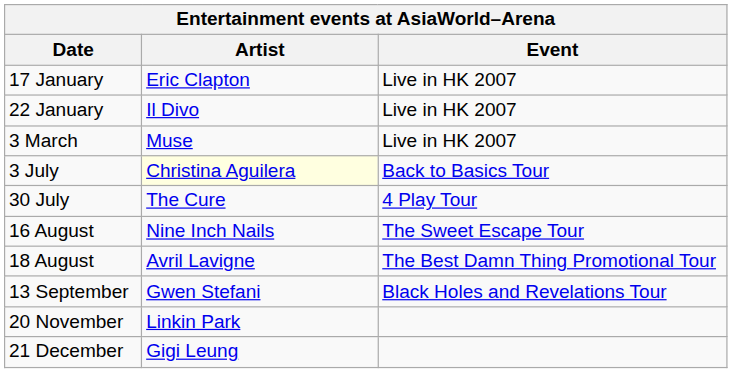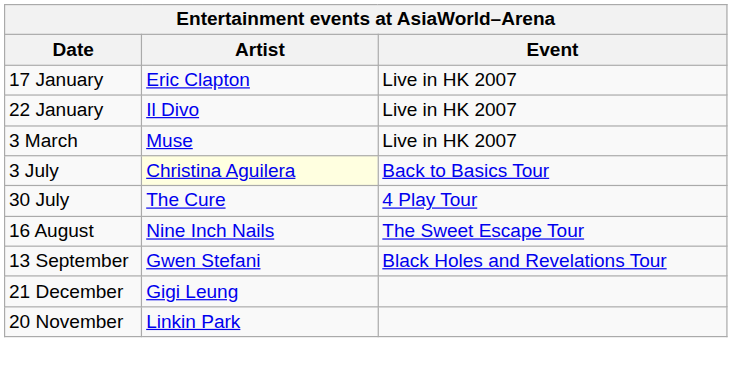- row: (51, 261)
rows swapped: (66, 321) <-> (66, 351)
